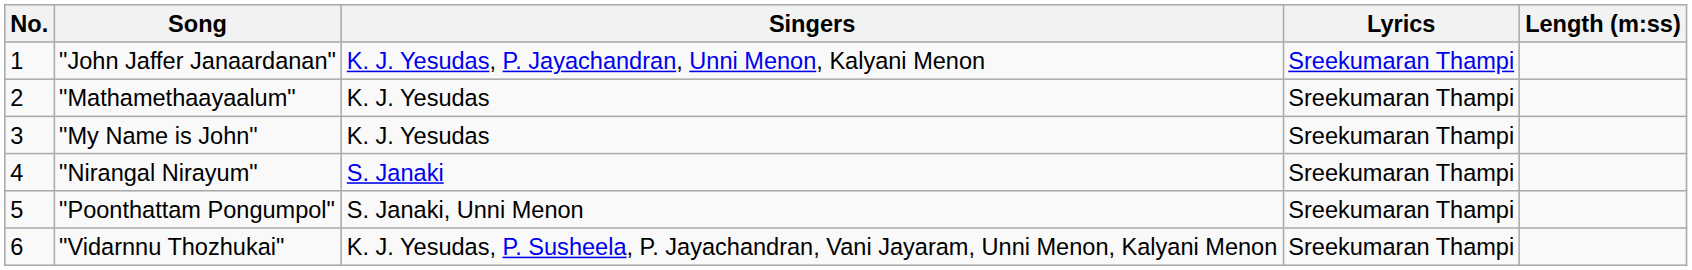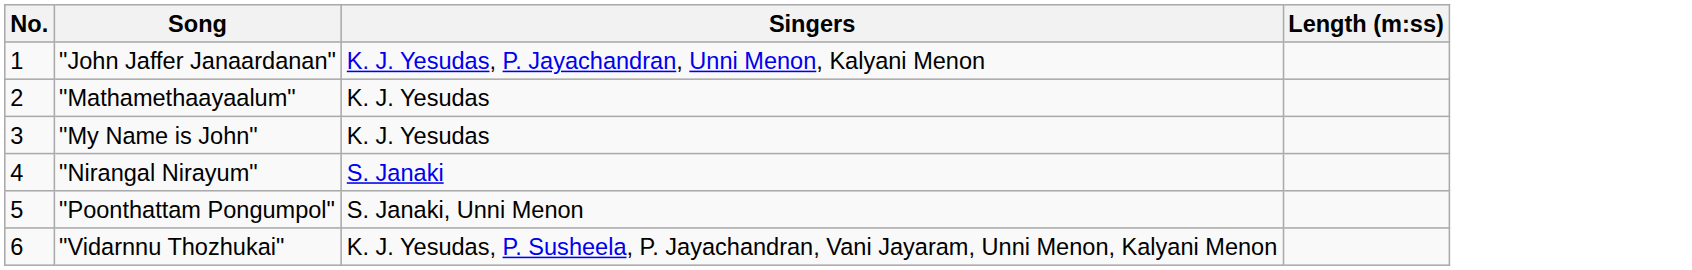- column: (1401, 24)
